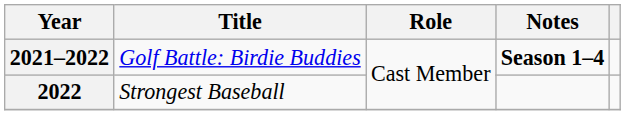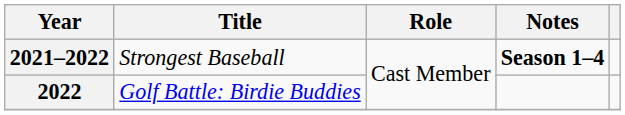(240, 57) Golf Battle: Birdie Buddies -> (202, 57) Strongest Baseball
(202, 92) Strongest Baseball -> (240, 92) Golf Battle: Birdie Buddies
